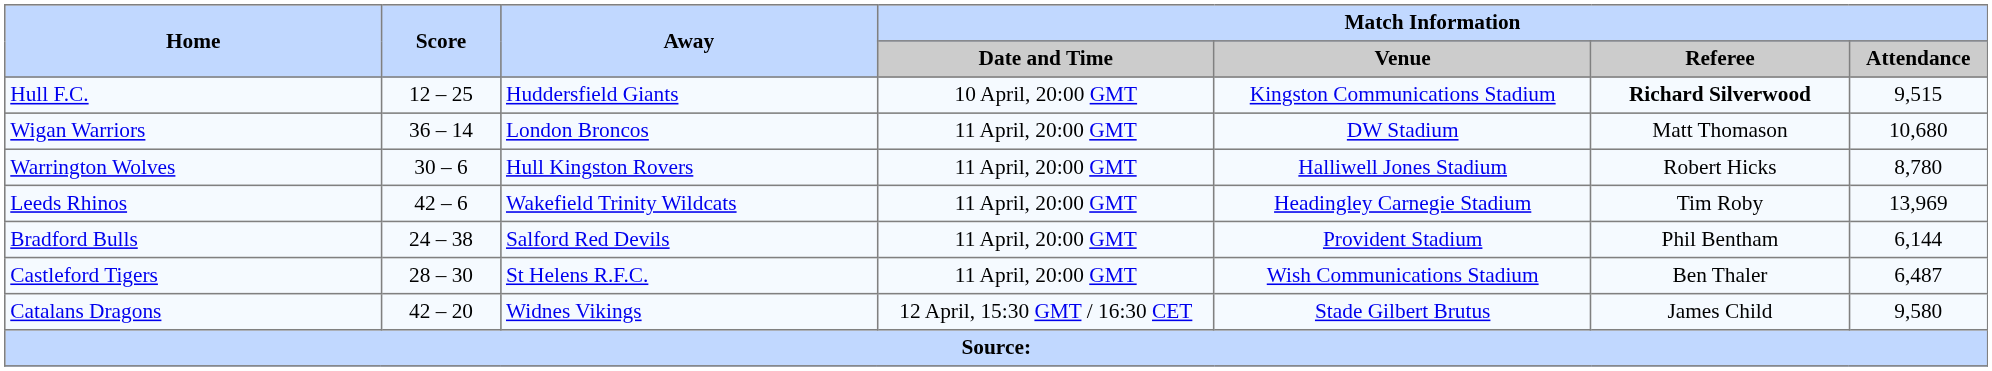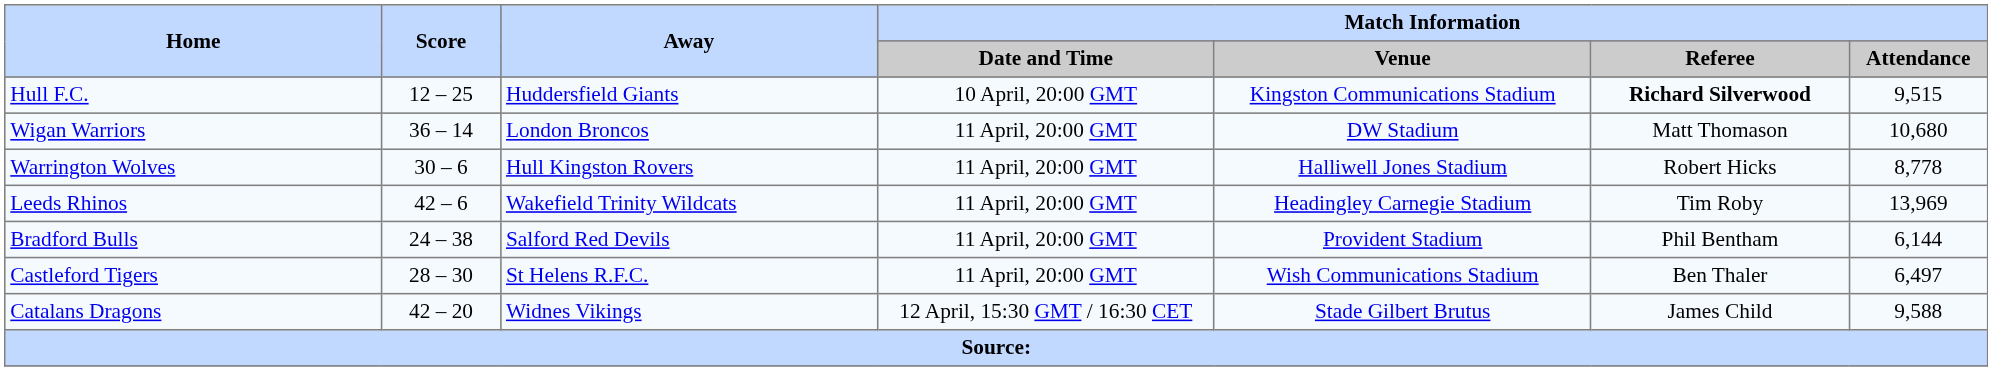(1918, 166) 8,780 -> (1918, 166) 8,778
(1918, 275) 6,487 -> (1918, 275) 6,497
(1918, 311) 9,580 -> (1918, 311) 9,588
